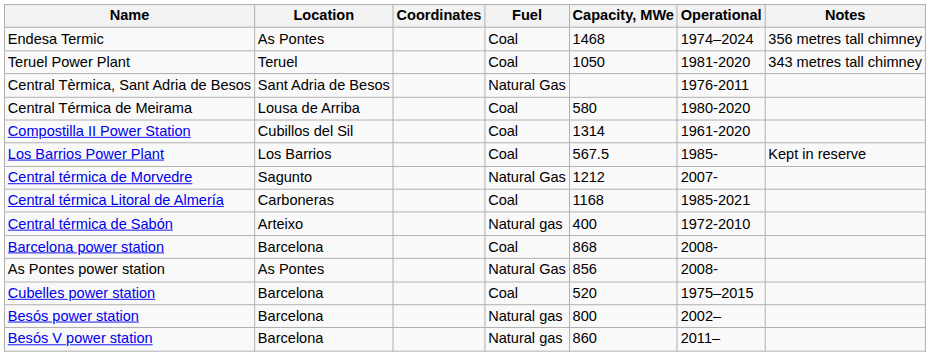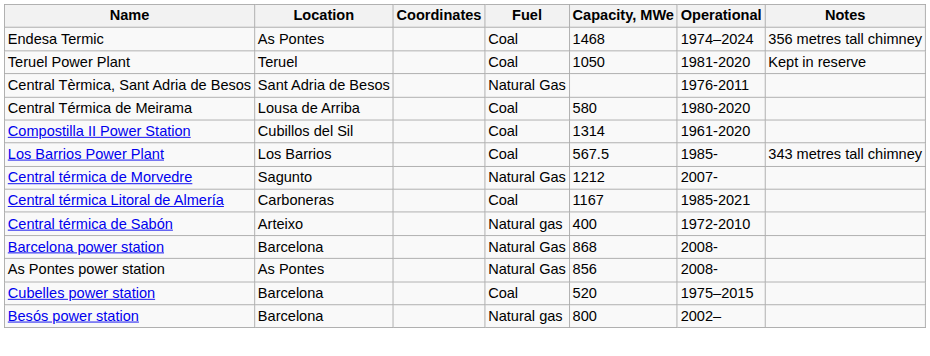(845, 62) 343 metres tall chimney -> (817, 62) Kept in reserve
(817, 154) Kept in reserve -> (845, 154) 343 metres tall chimney
(588, 200) 1168 -> (588, 200) 1167
(503, 246) Coal -> (527, 246) Natural Gas
- row: (80, 339)
